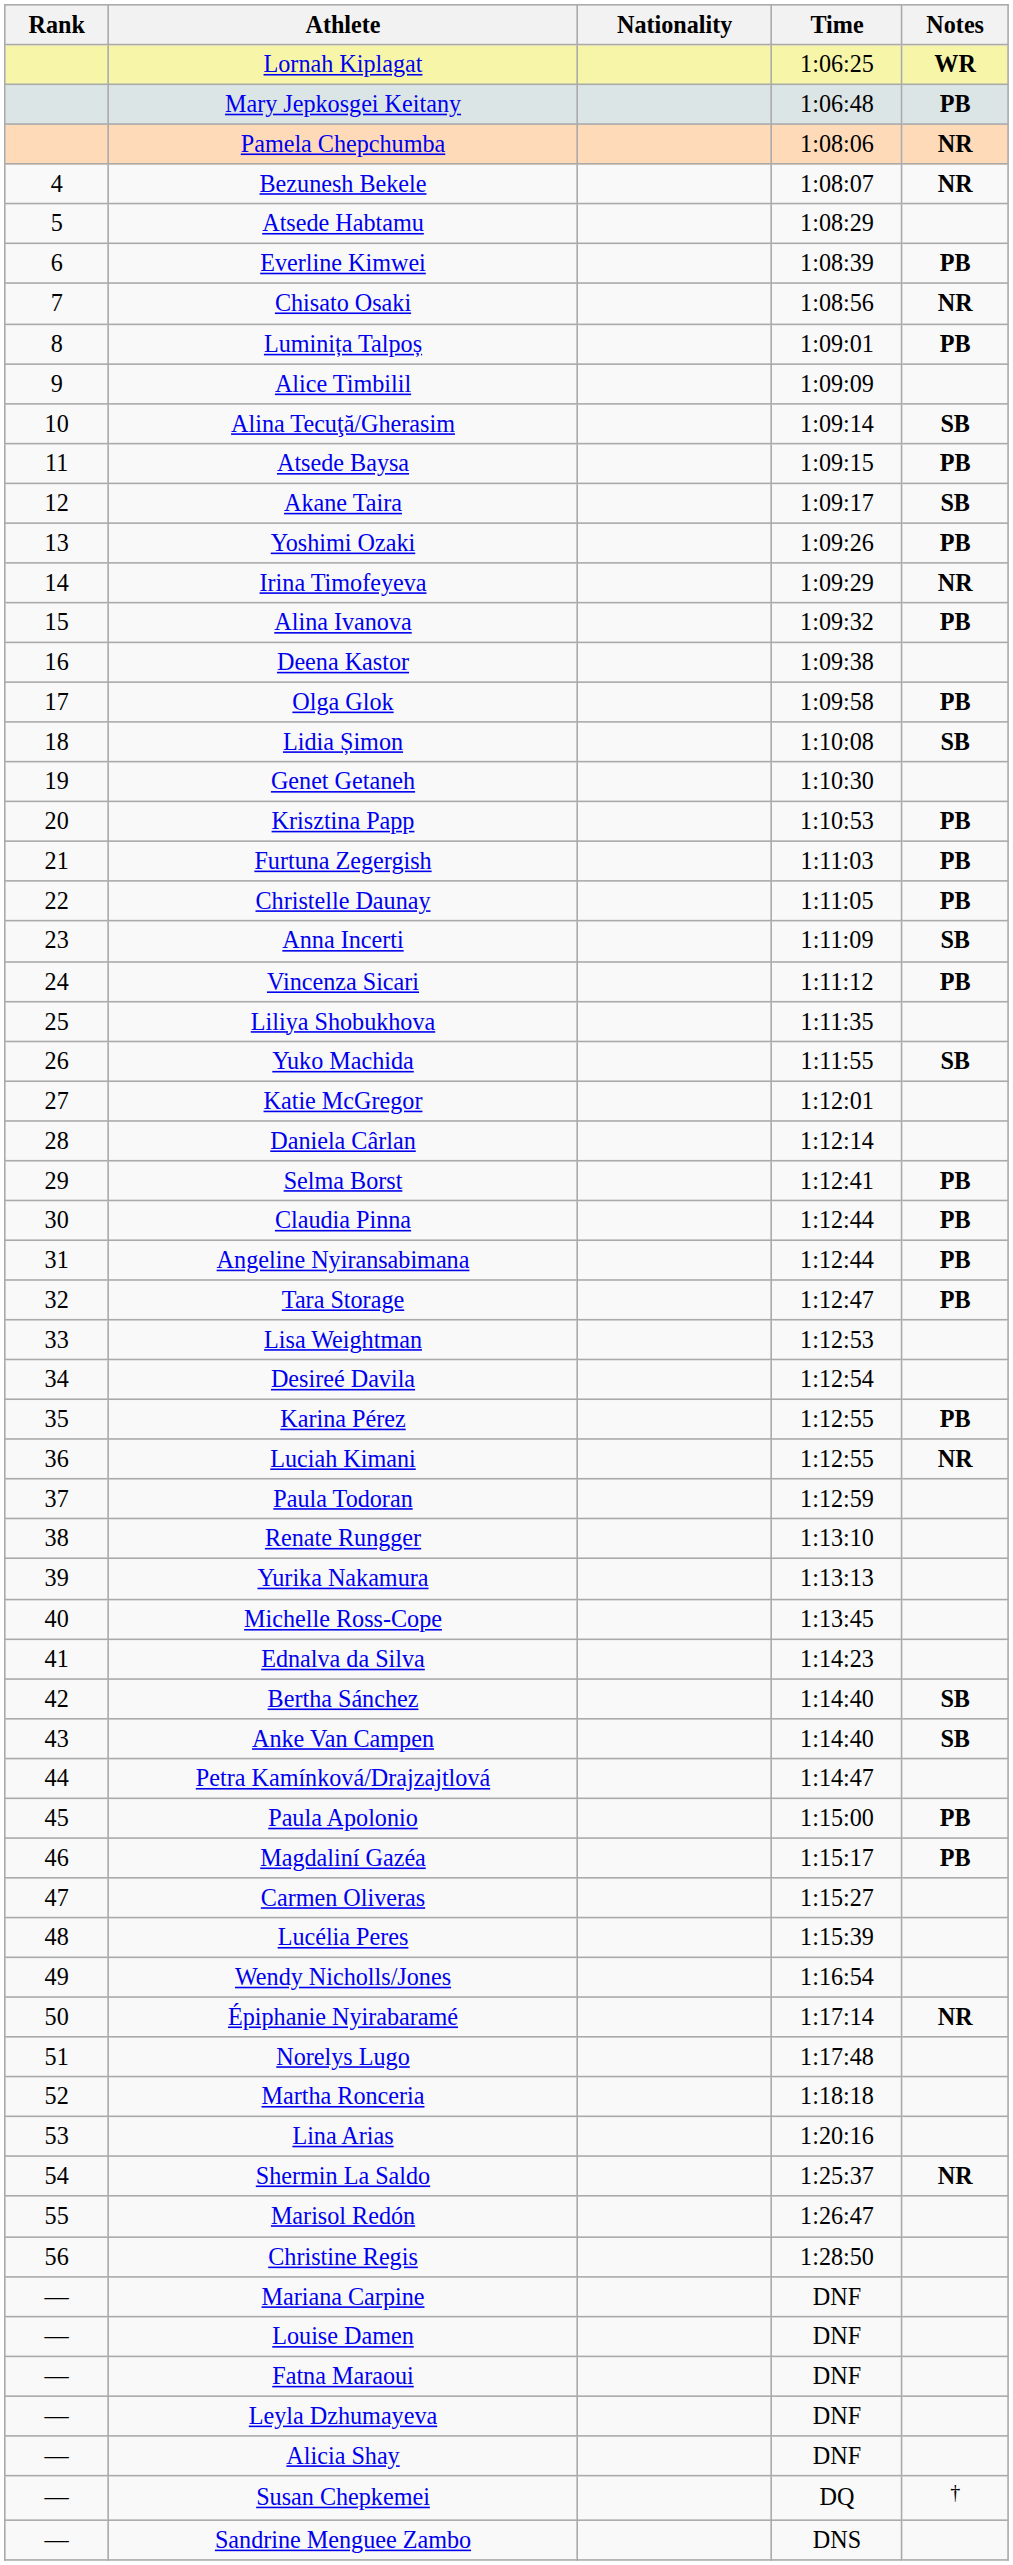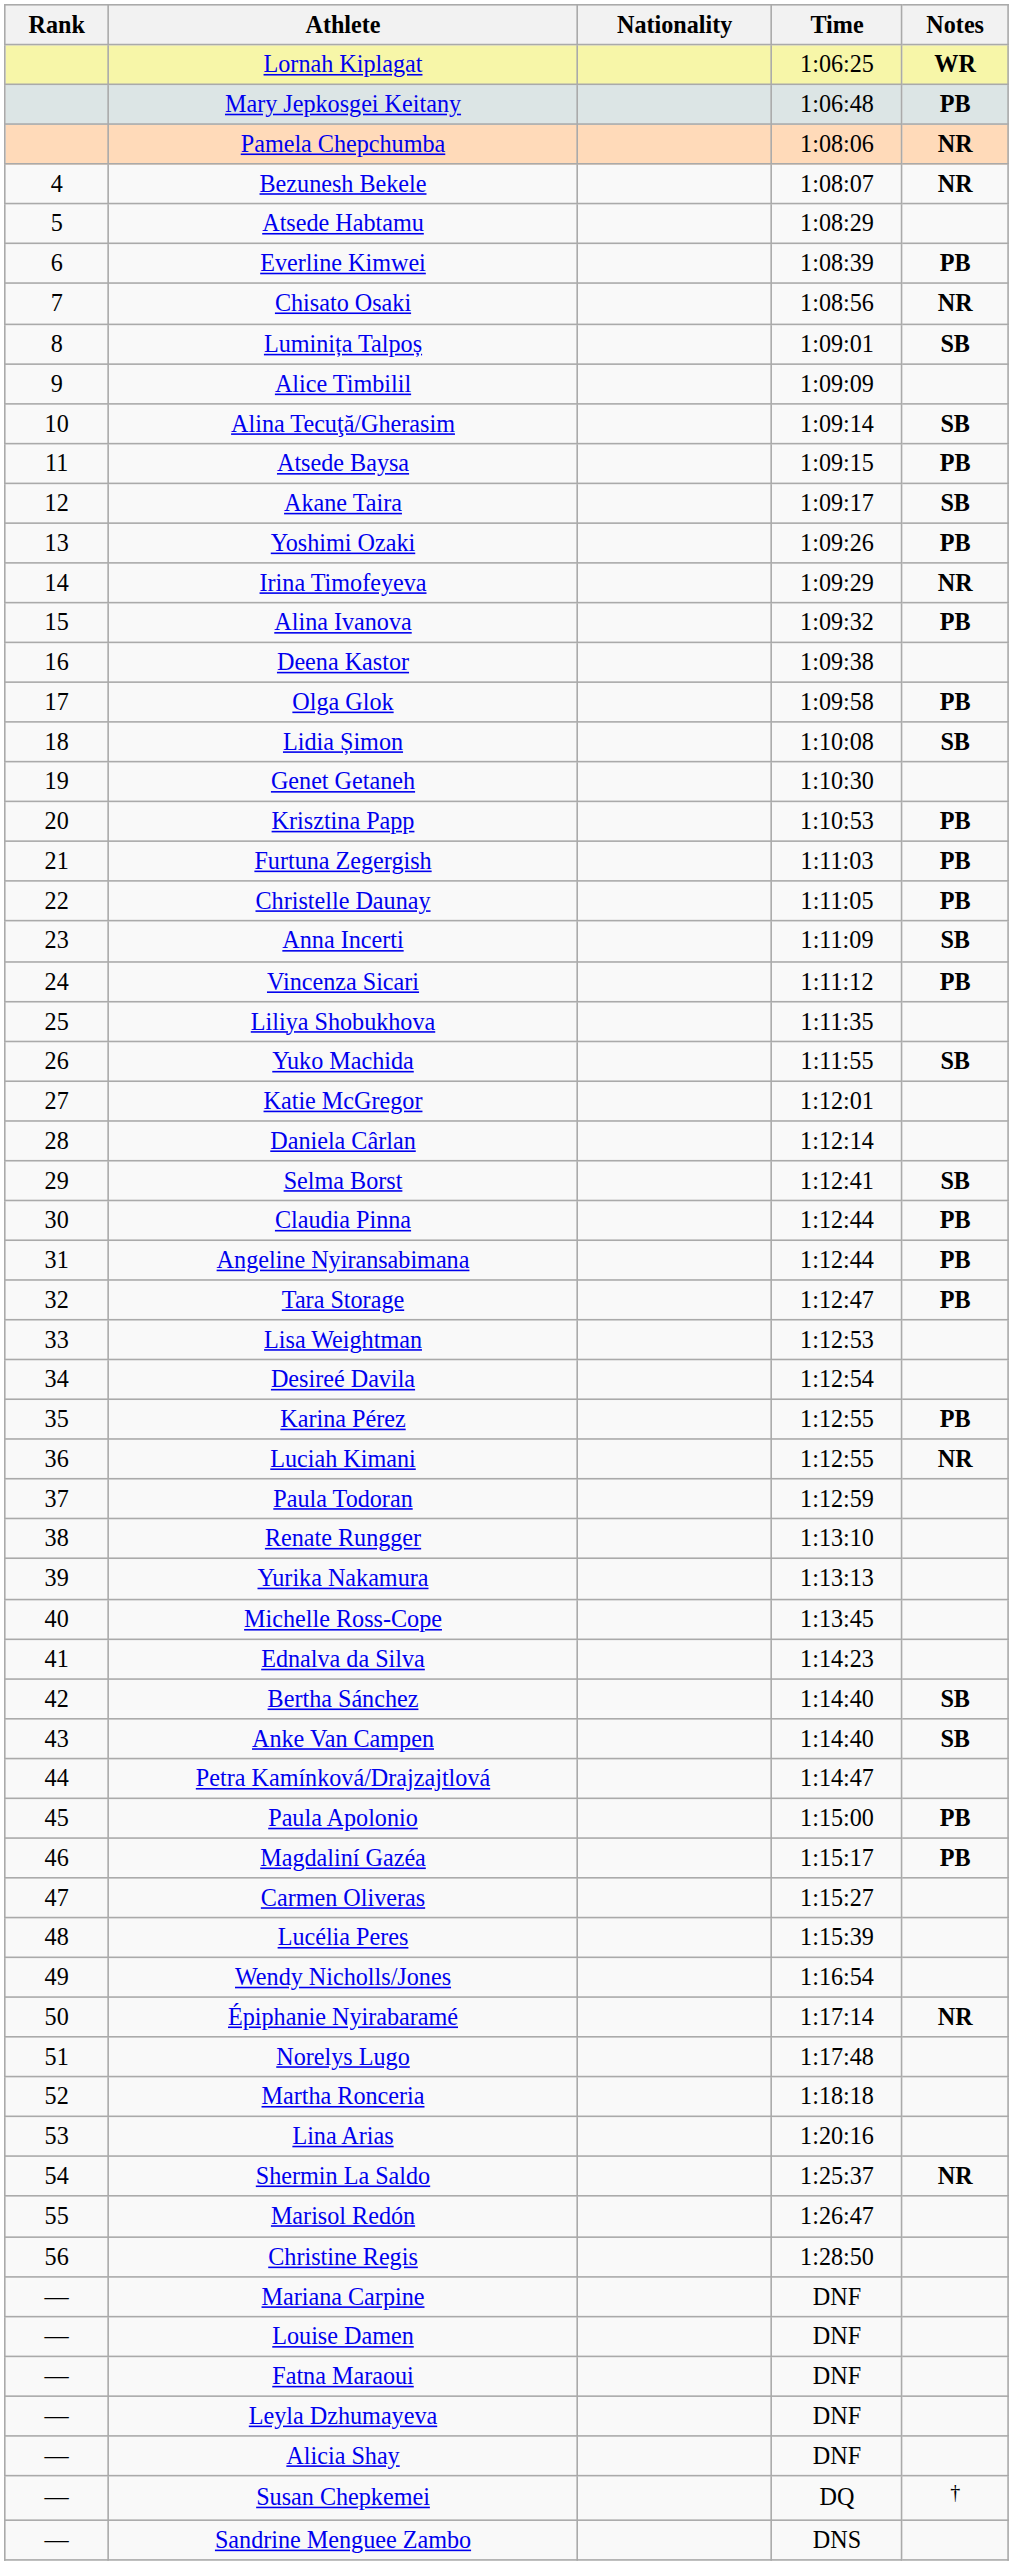(955, 343) PB -> (955, 343) SB
(955, 1180) PB -> (955, 1180) SB
